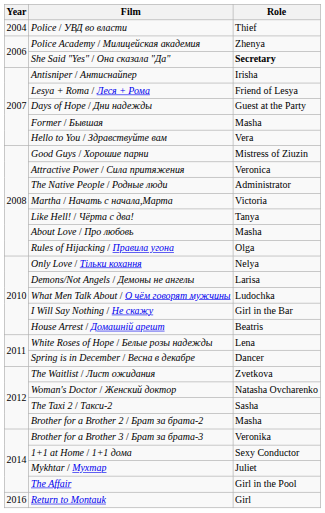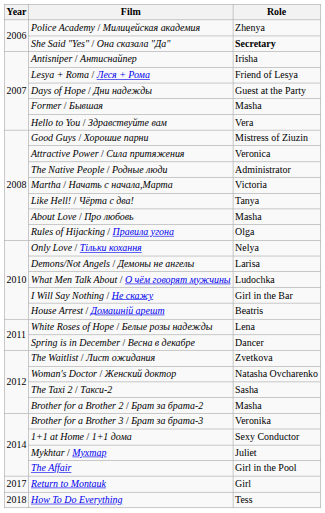- row: (79, 28)
(17, 500) 2016 -> (17, 484) 2017
+ row: (77, 500)
